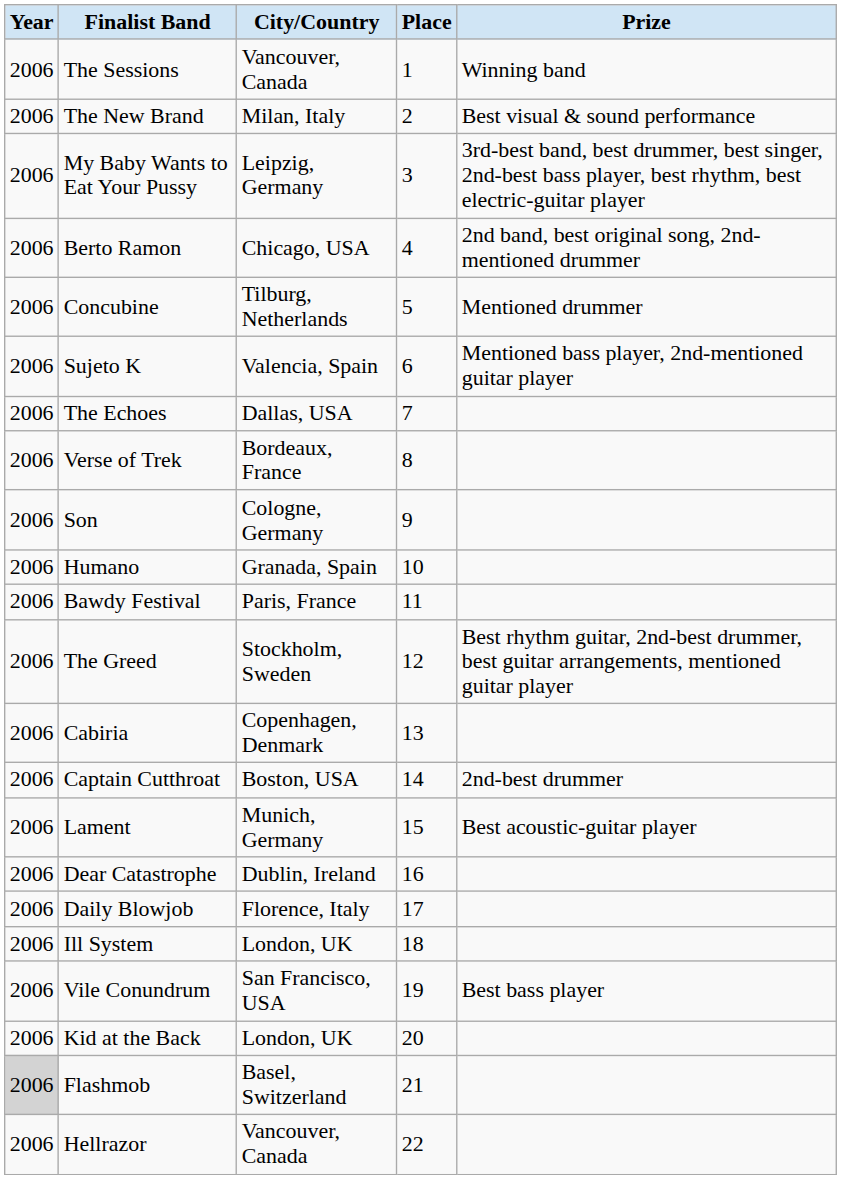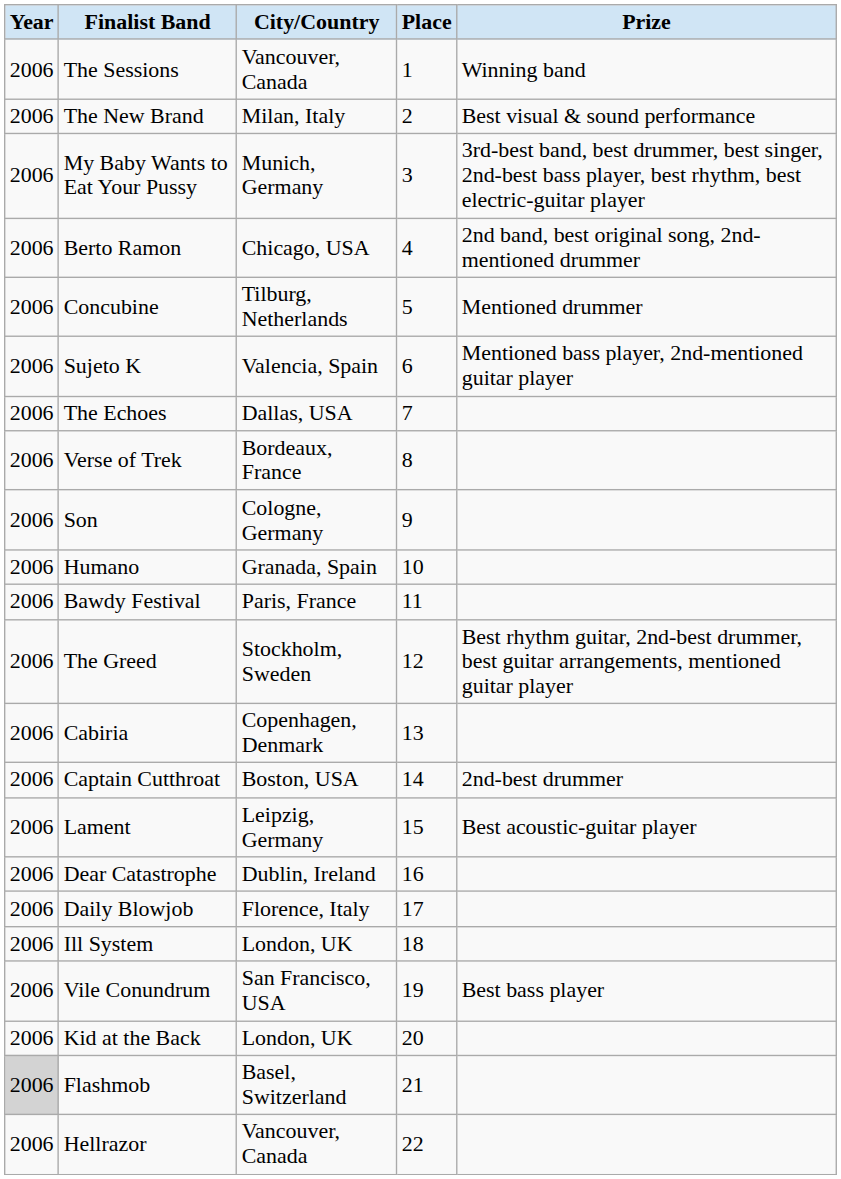(282, 175) Leipzig, Germany -> (282, 175) Munich, Germany
(282, 826) Munich, Germany -> (282, 826) Leipzig, Germany
